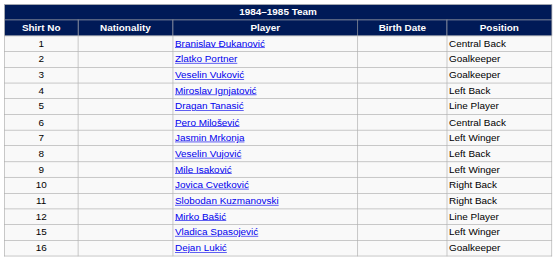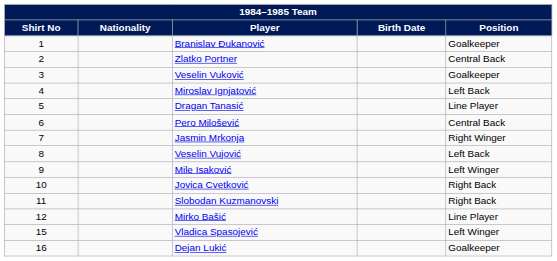(477, 43) Central Back -> (474, 43) Goalkeeper
(475, 59) Goalkeeper -> (477, 59) Central Back
(474, 138) Left Winger -> (477, 138) Right Winger
